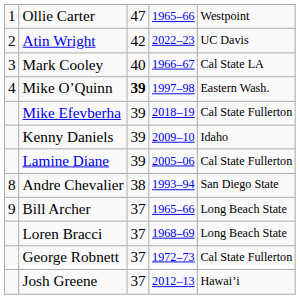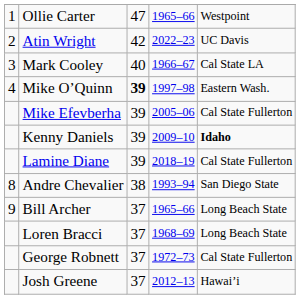(173, 112) 2018–19 -> (173, 112) 2005–06
(214, 137) normal -> (216, 137) bold
(173, 161) 2005–06 -> (173, 161) 2018–19
